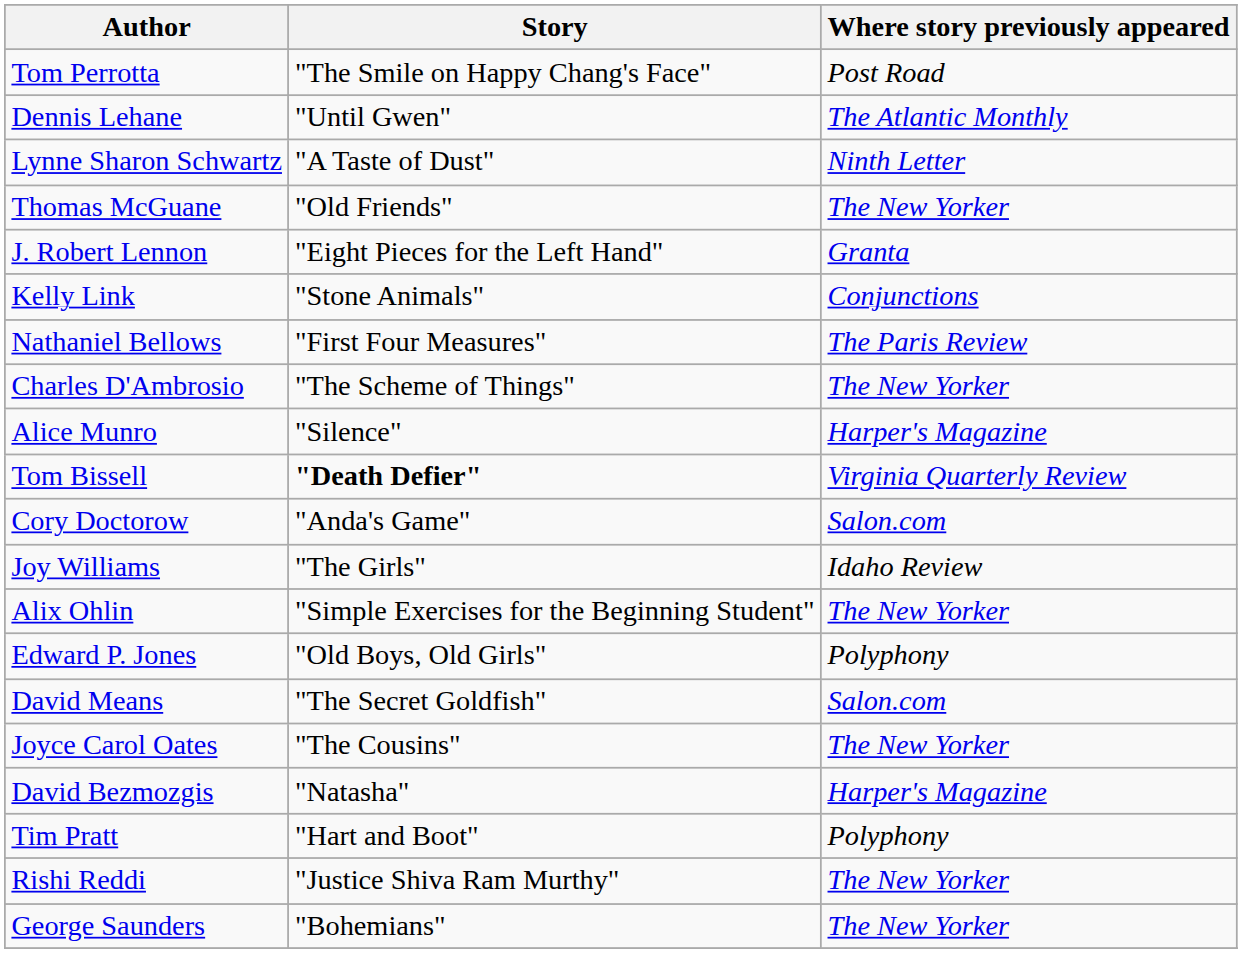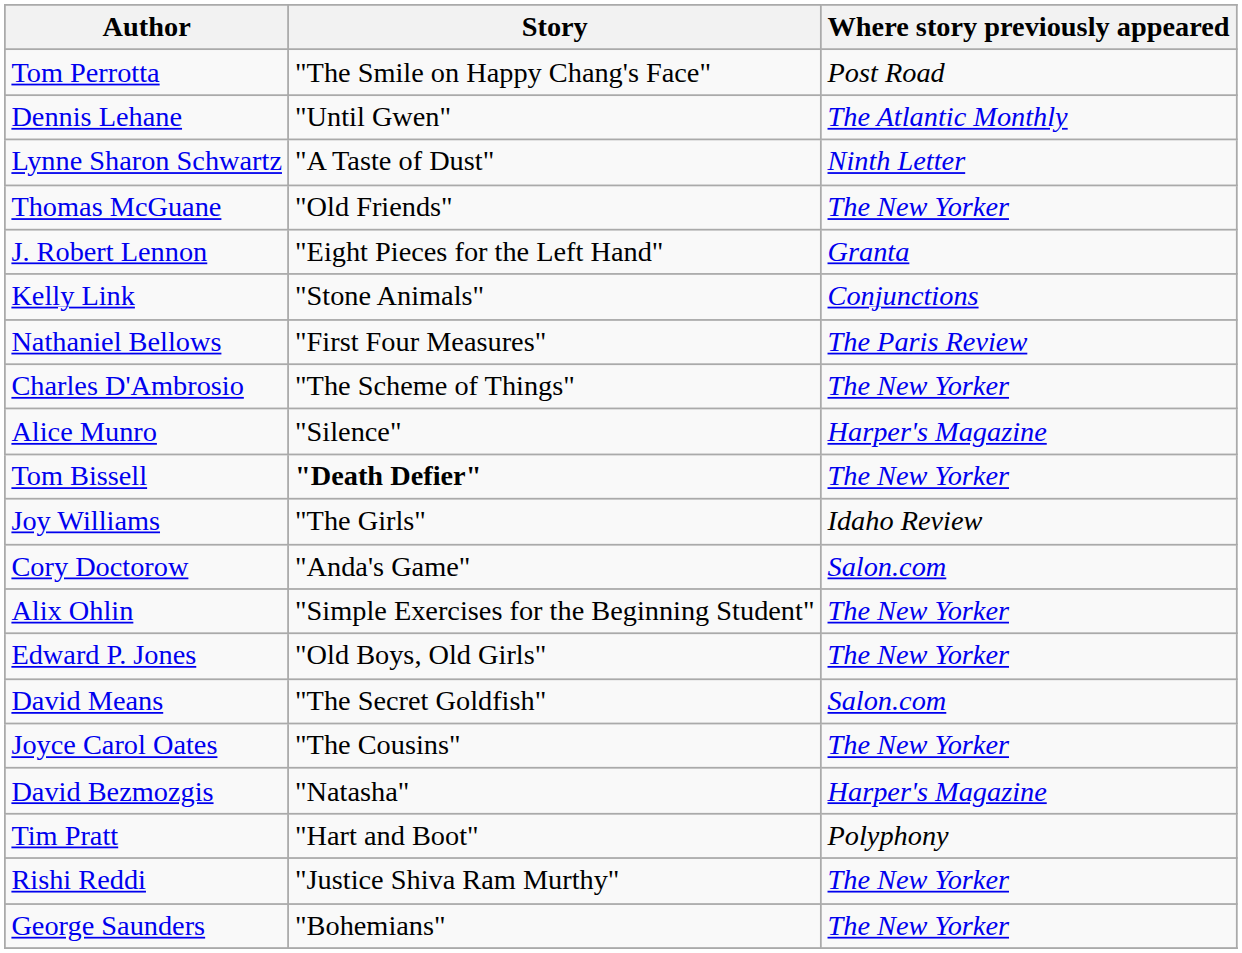(977, 476) Virginia Quarterly Review -> (918, 476) The New Yorker
rows swapped: (86, 565) <-> (100, 521)
(888, 655) Polyphony -> (918, 655) The New Yorker
